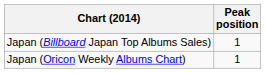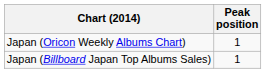rows swapped: (96, 59) <-> (109, 42)
